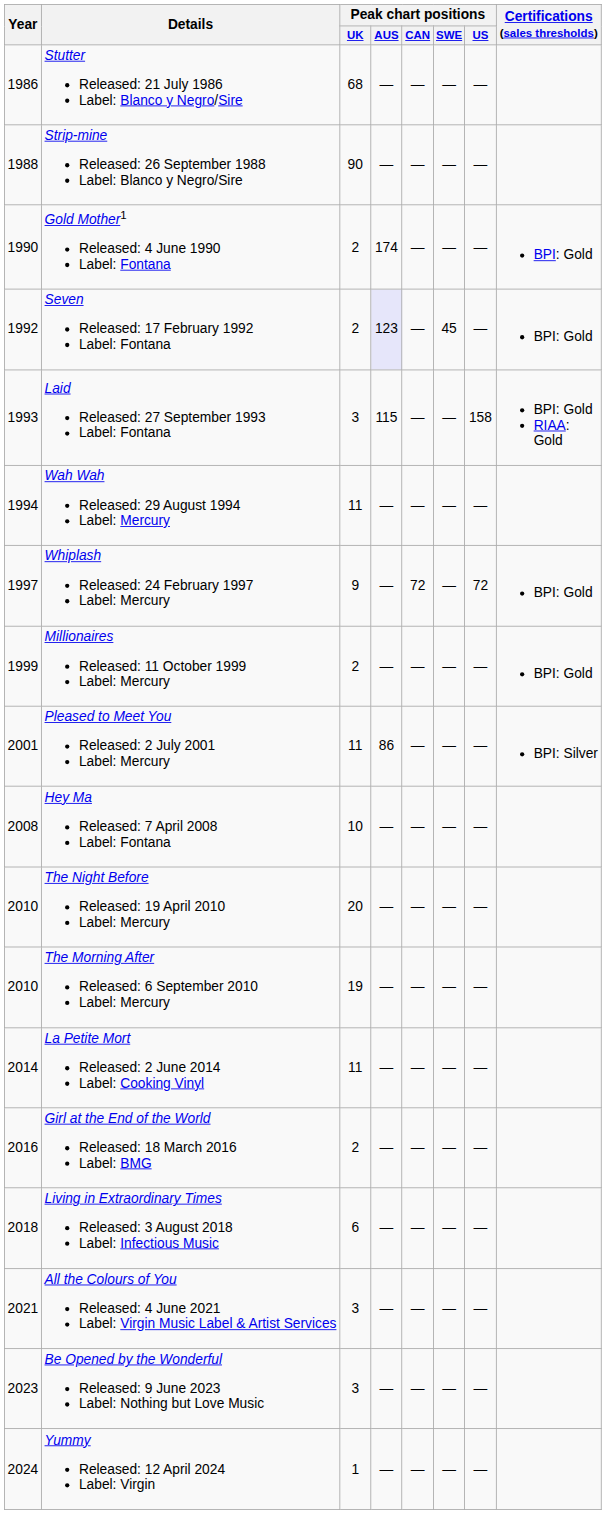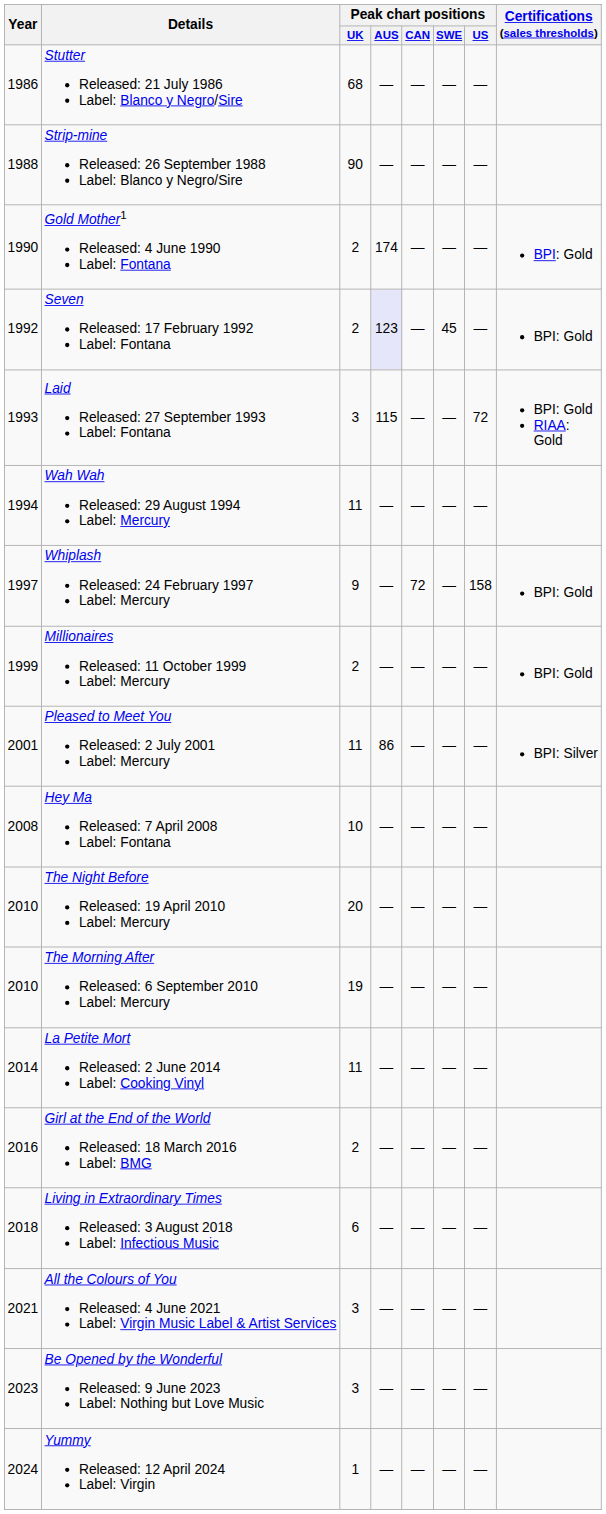(480, 417) 158 -> (480, 417) 72
(480, 585) 72 -> (480, 585) 158
